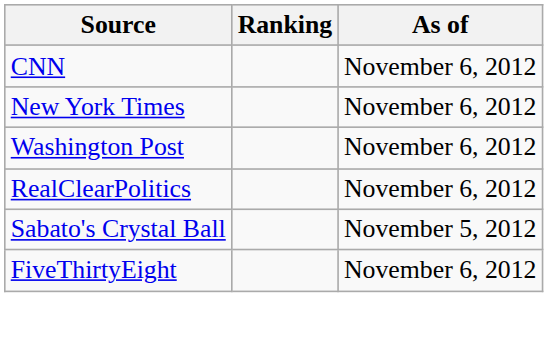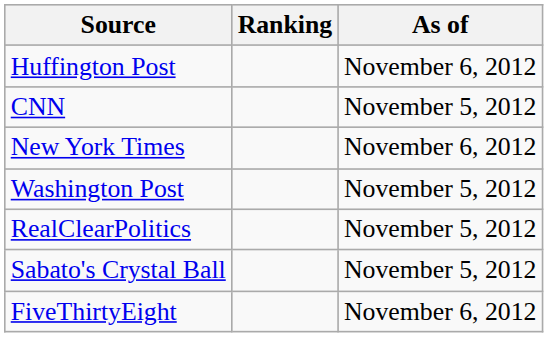+ row: (93, 65)
(440, 65) November 6, 2012 -> (440, 106) November 5, 2012
(440, 147) November 6, 2012 -> (440, 188) November 5, 2012
(440, 188) November 6, 2012 -> (440, 229) November 5, 2012
